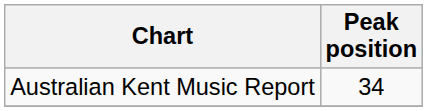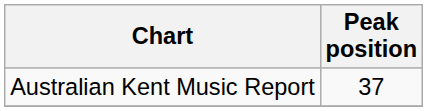(371, 86) 34 -> (371, 86) 37
